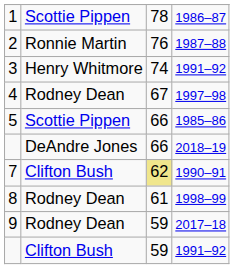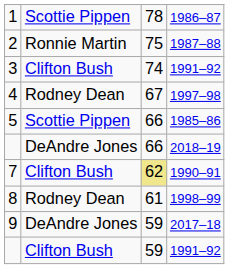(159, 43) 76 -> (154, 43) 75
(84, 69) Henry Whitmore -> (69, 69) Clifton Bush
(75, 224) Rodney Dean -> (81, 224) DeAndre Jones
